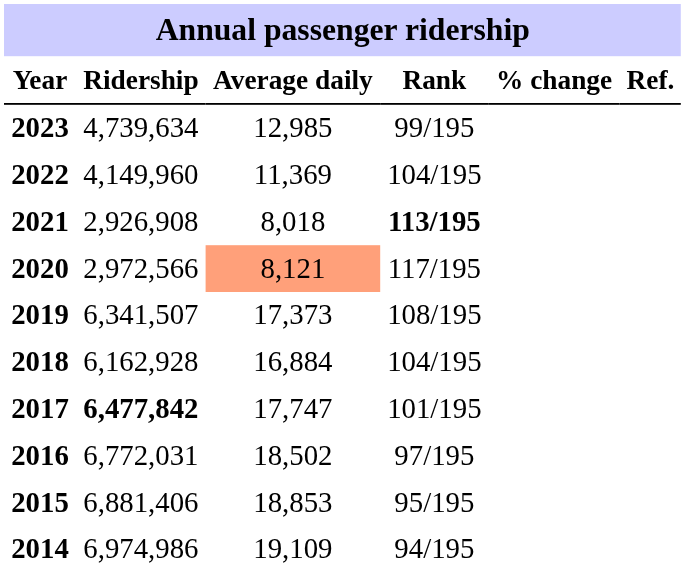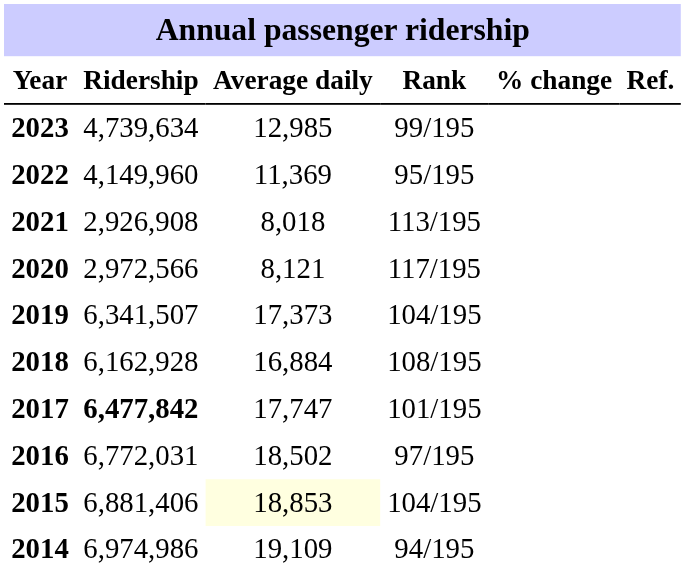(434, 174) 104/195 -> (434, 174) 95/195
(434, 221) bold -> (434, 221) normal
(293, 268) lightsalmon background -> (293, 268) no background
(434, 314) 108/195 -> (434, 314) 104/195
(434, 361) 104/195 -> (434, 361) 108/195
(293, 502) no background -> (293, 502) lightyellow background
(434, 502) 95/195 -> (434, 502) 104/195
